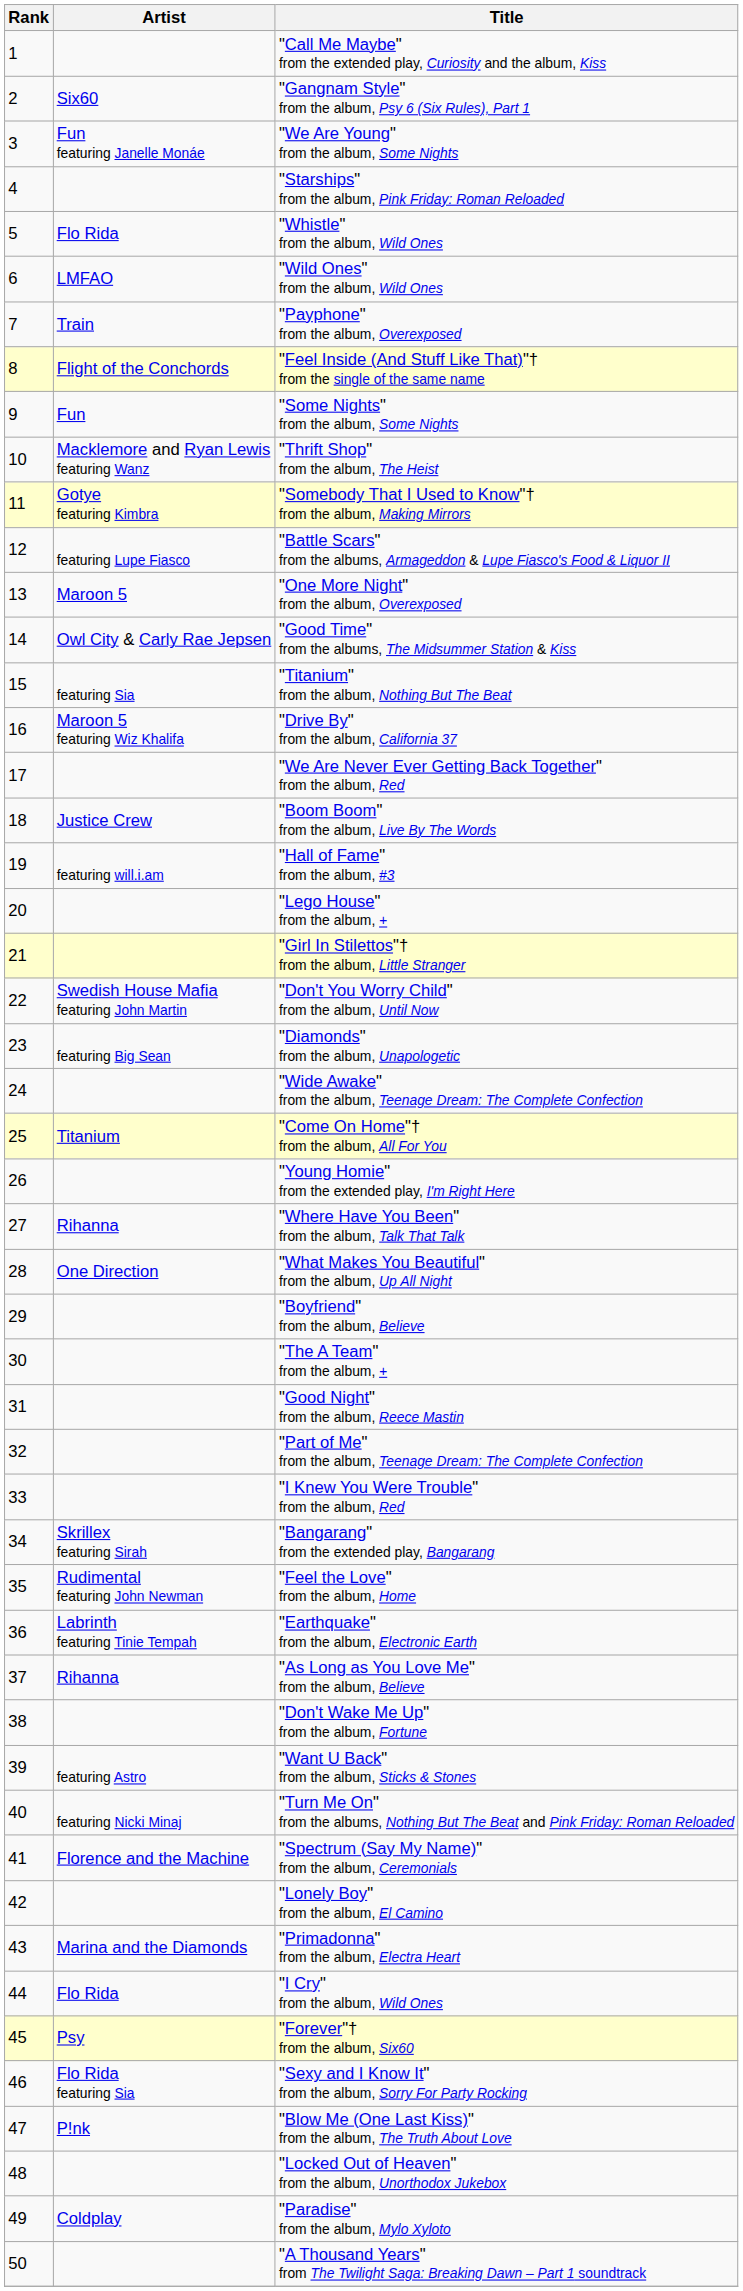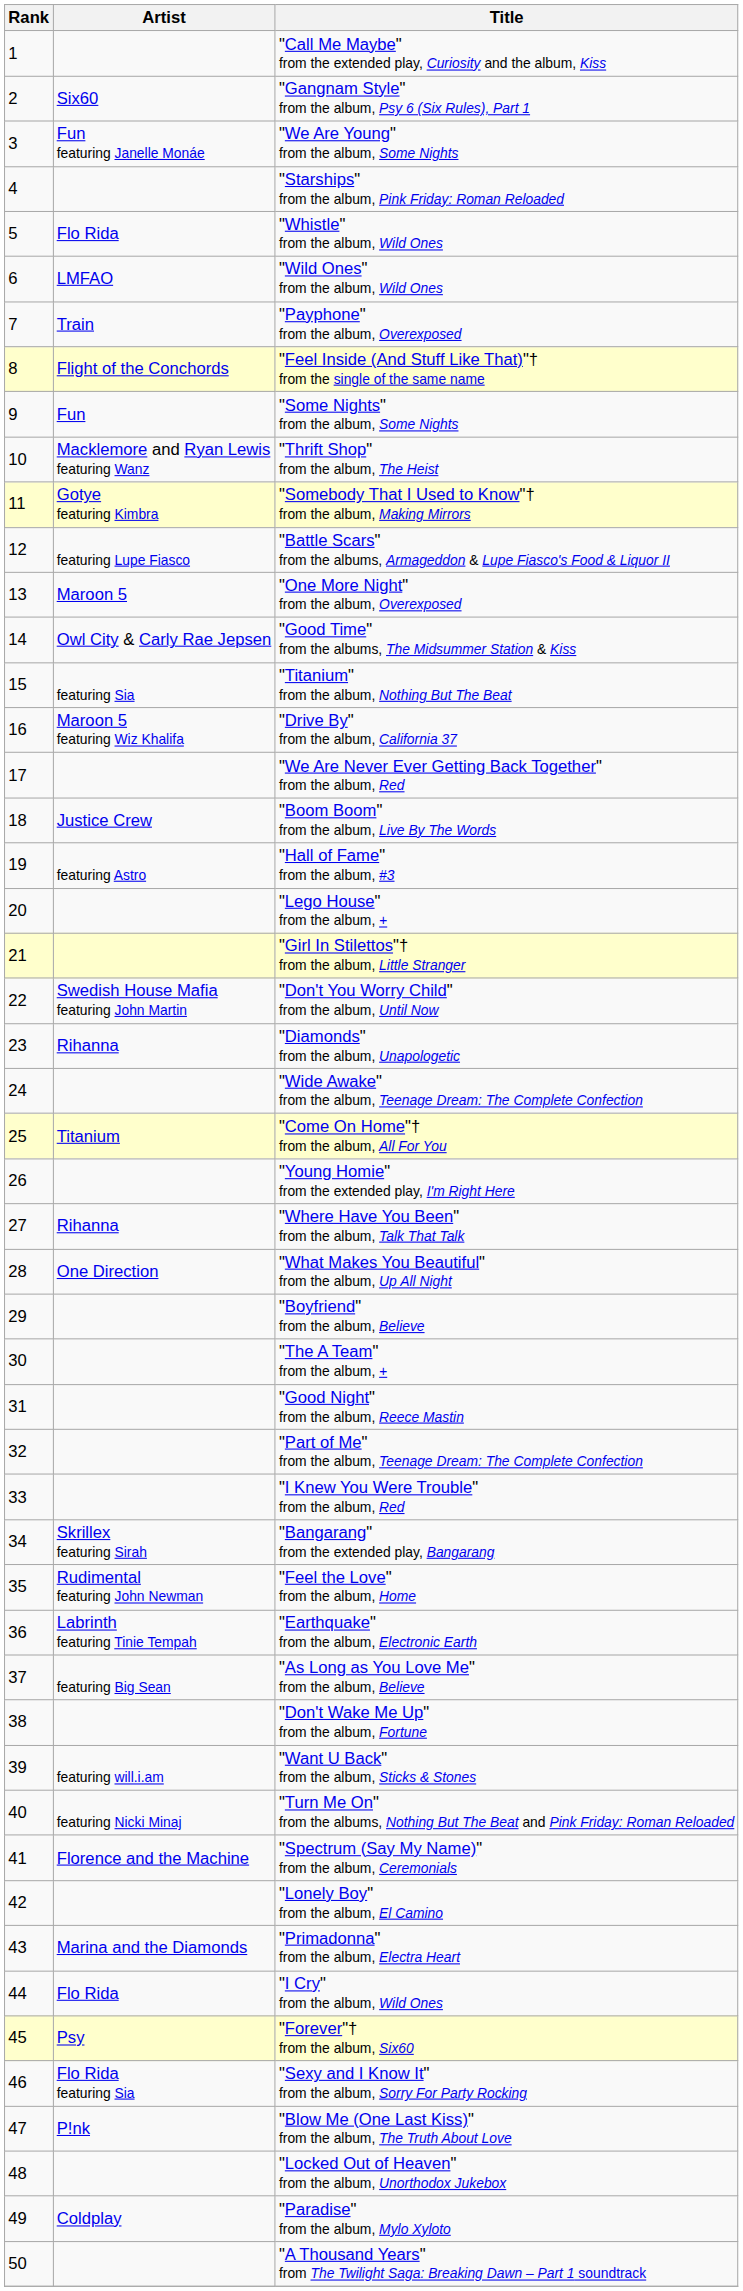(110, 875) featuring will.i.am -> (101, 875) featuring Astro
(114, 1056) featuring Big Sean -> (88, 1045) Rihanna
(88, 1677) Rihanna -> (114, 1687) featuring Big Sean
(101, 1778) featuring Astro -> (110, 1778) featuring will.i.am
